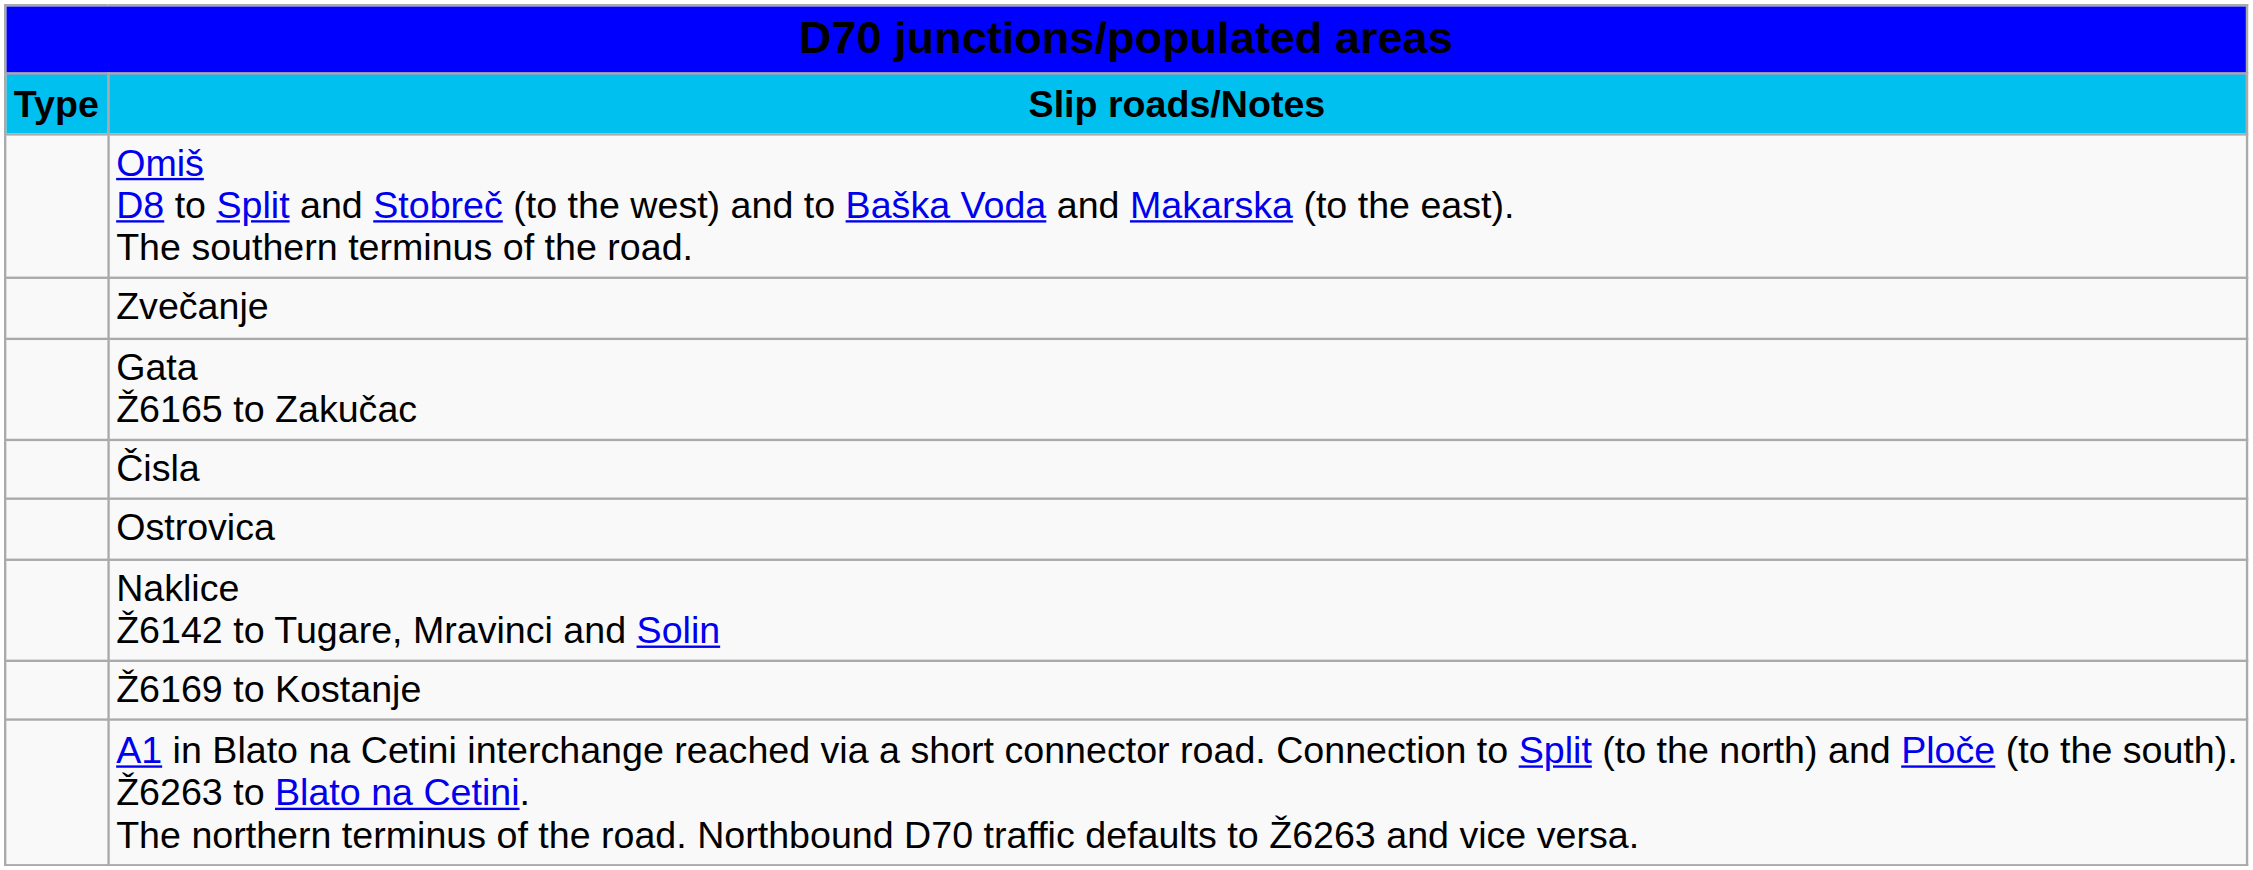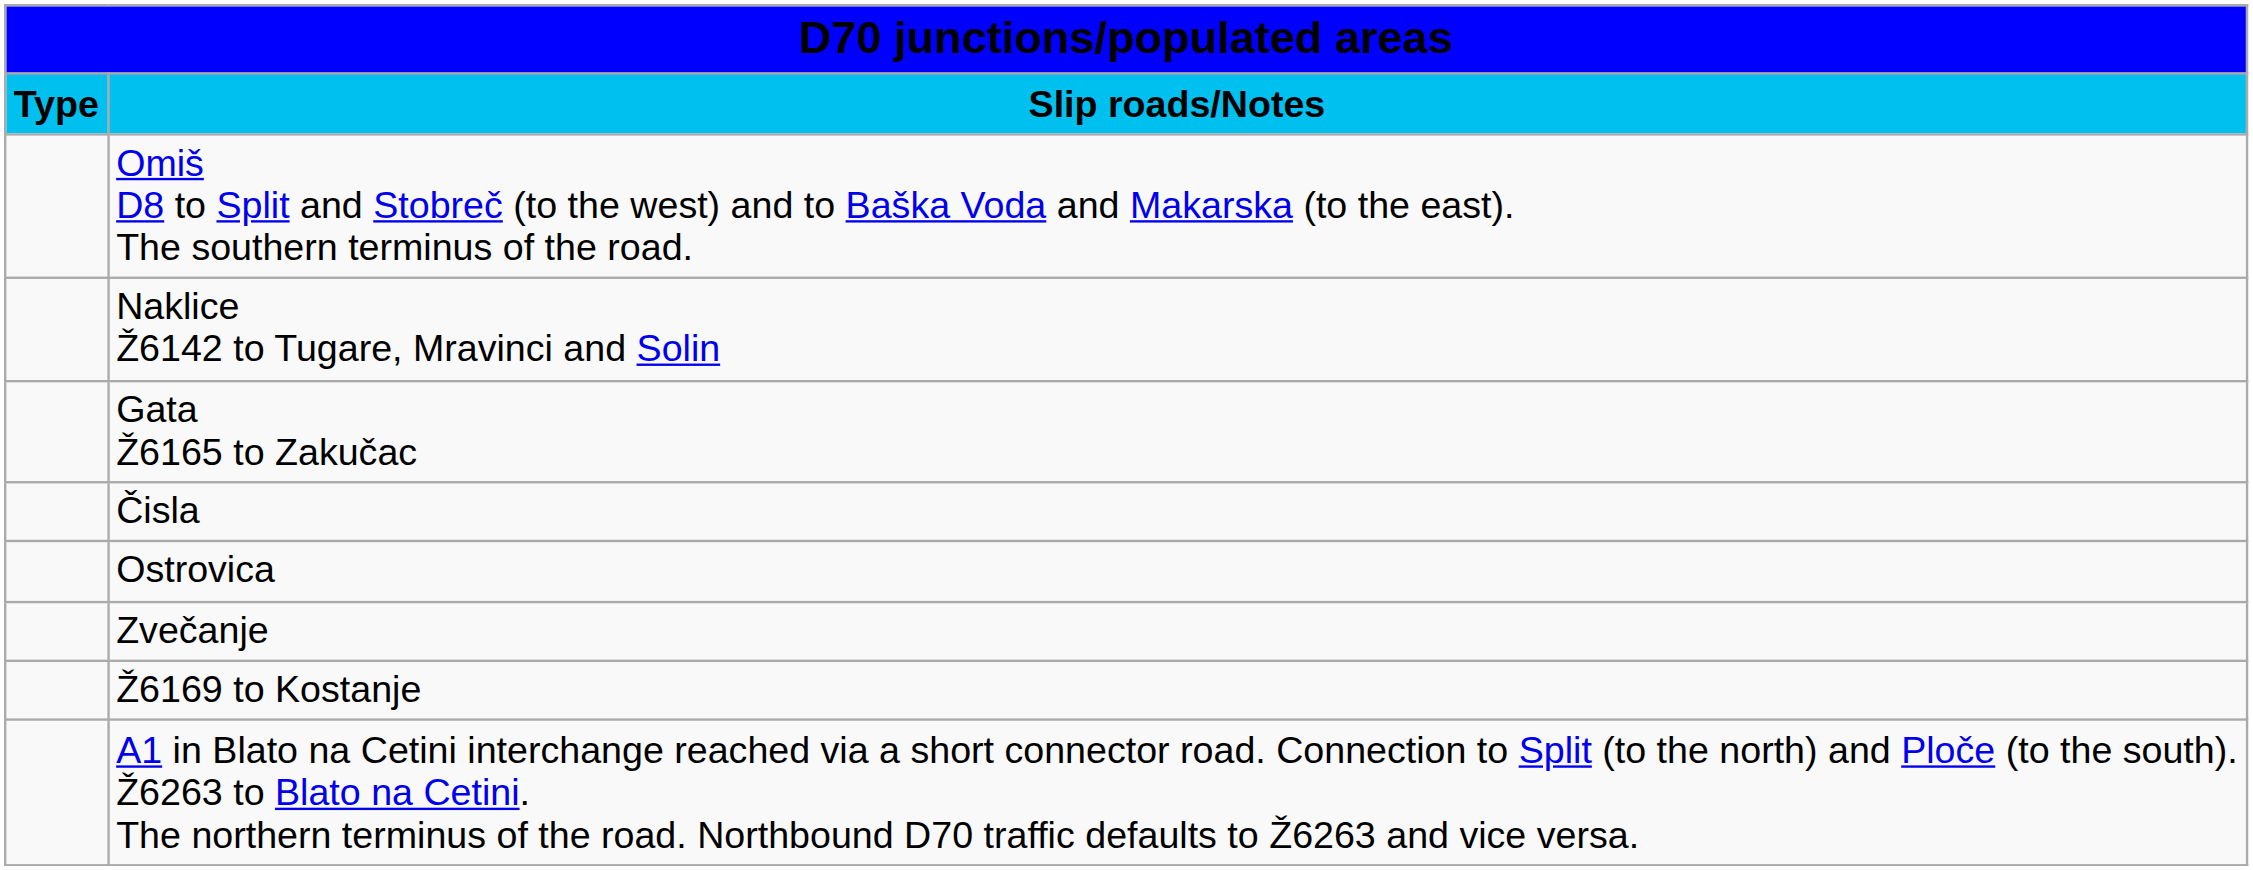rows swapped: (418, 609) <-> (192, 307)
